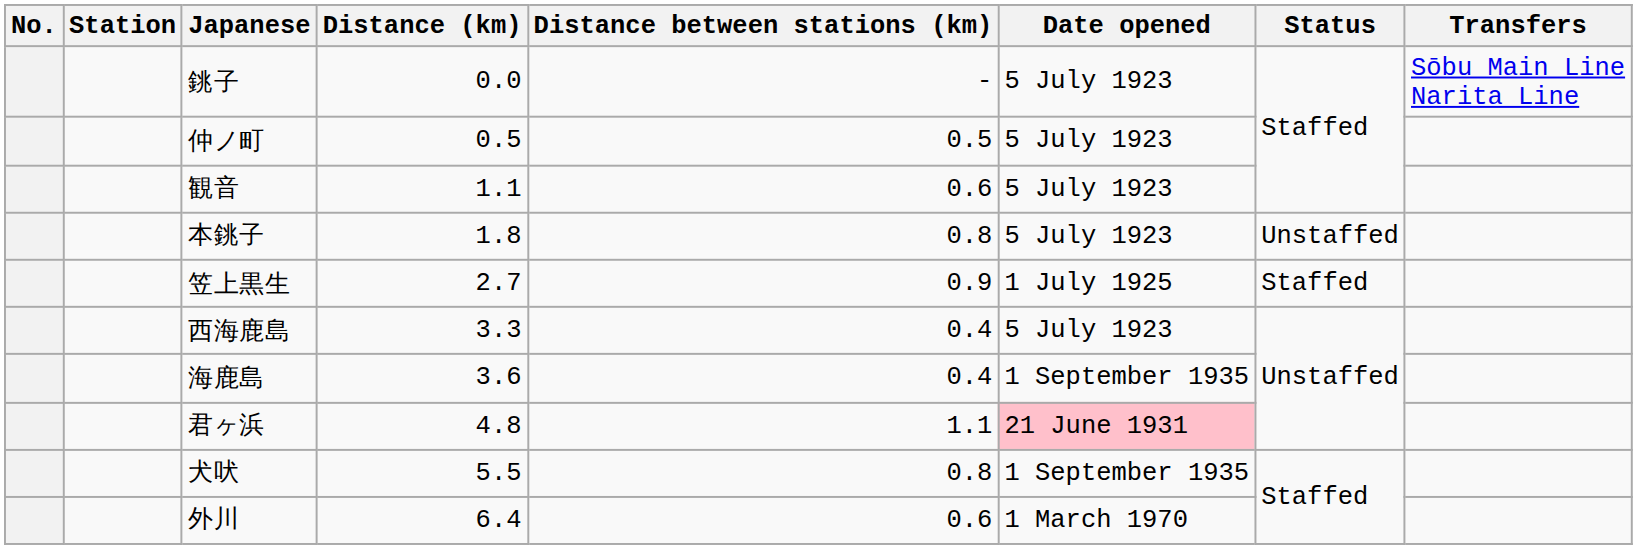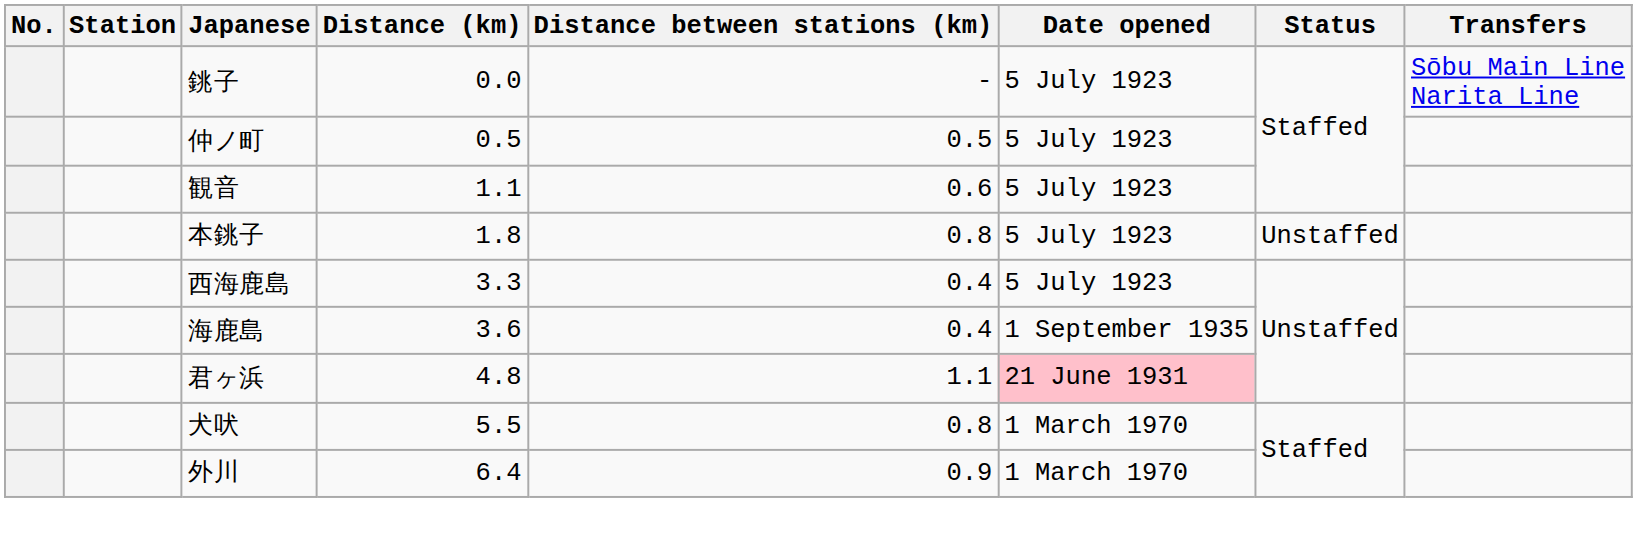- row: (239, 284)
(1127, 473) 1 September 1935 -> (1096, 426) 1 March 1970
(969, 520) 0.6 -> (969, 473) 0.9
